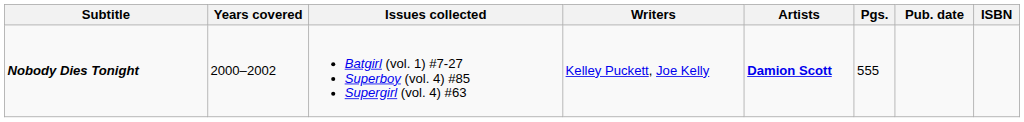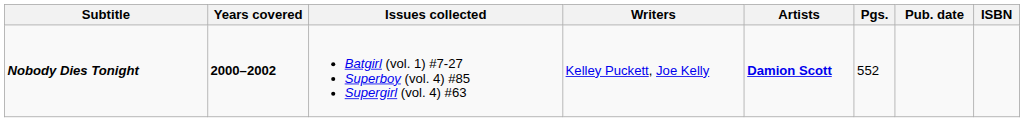(243, 70) normal -> (243, 70) bold
(868, 70) 555 -> (868, 70) 552
